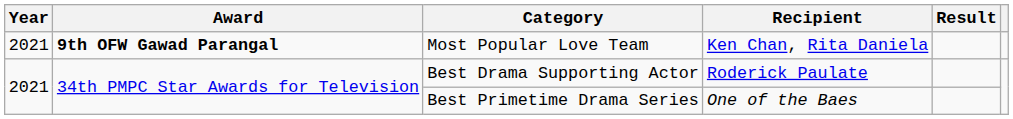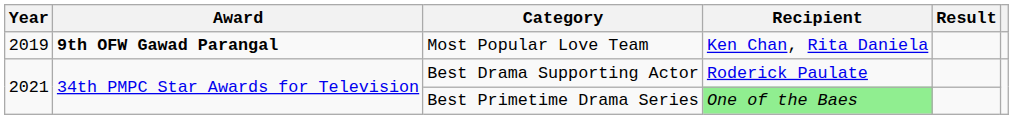(29, 46) 2021 -> (29, 46) 2019
(782, 100) no background -> (782, 100) lightgreen background
